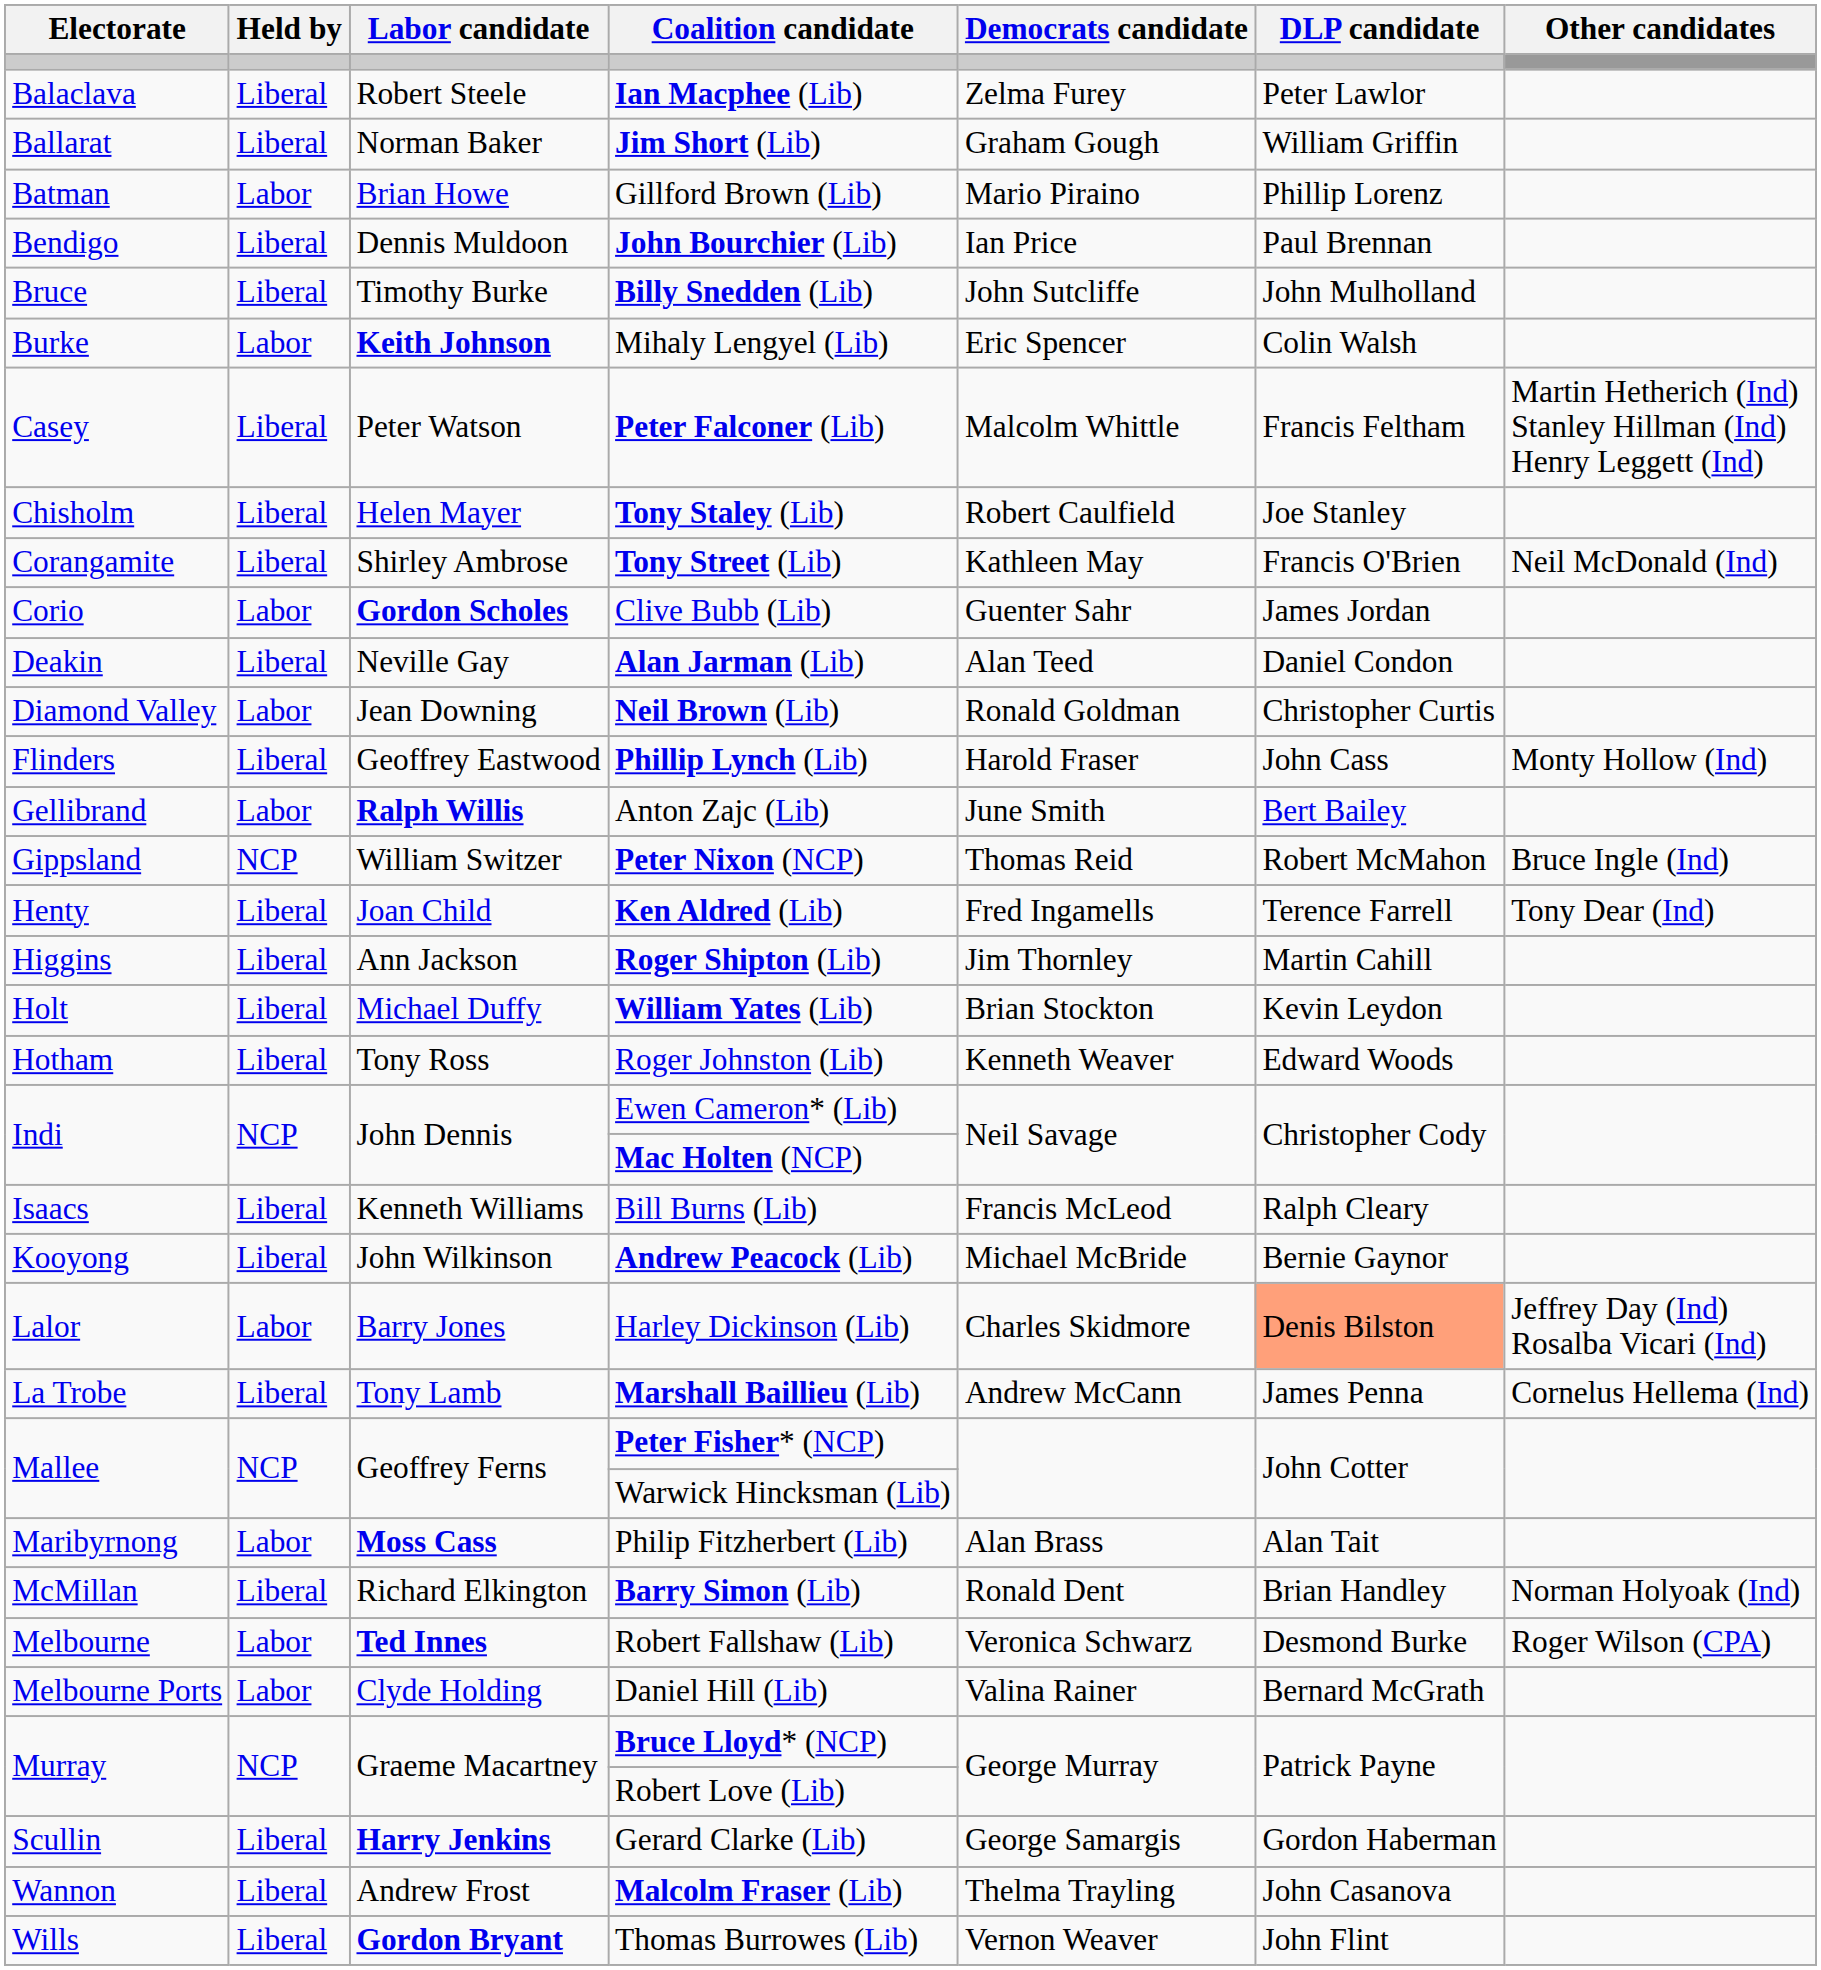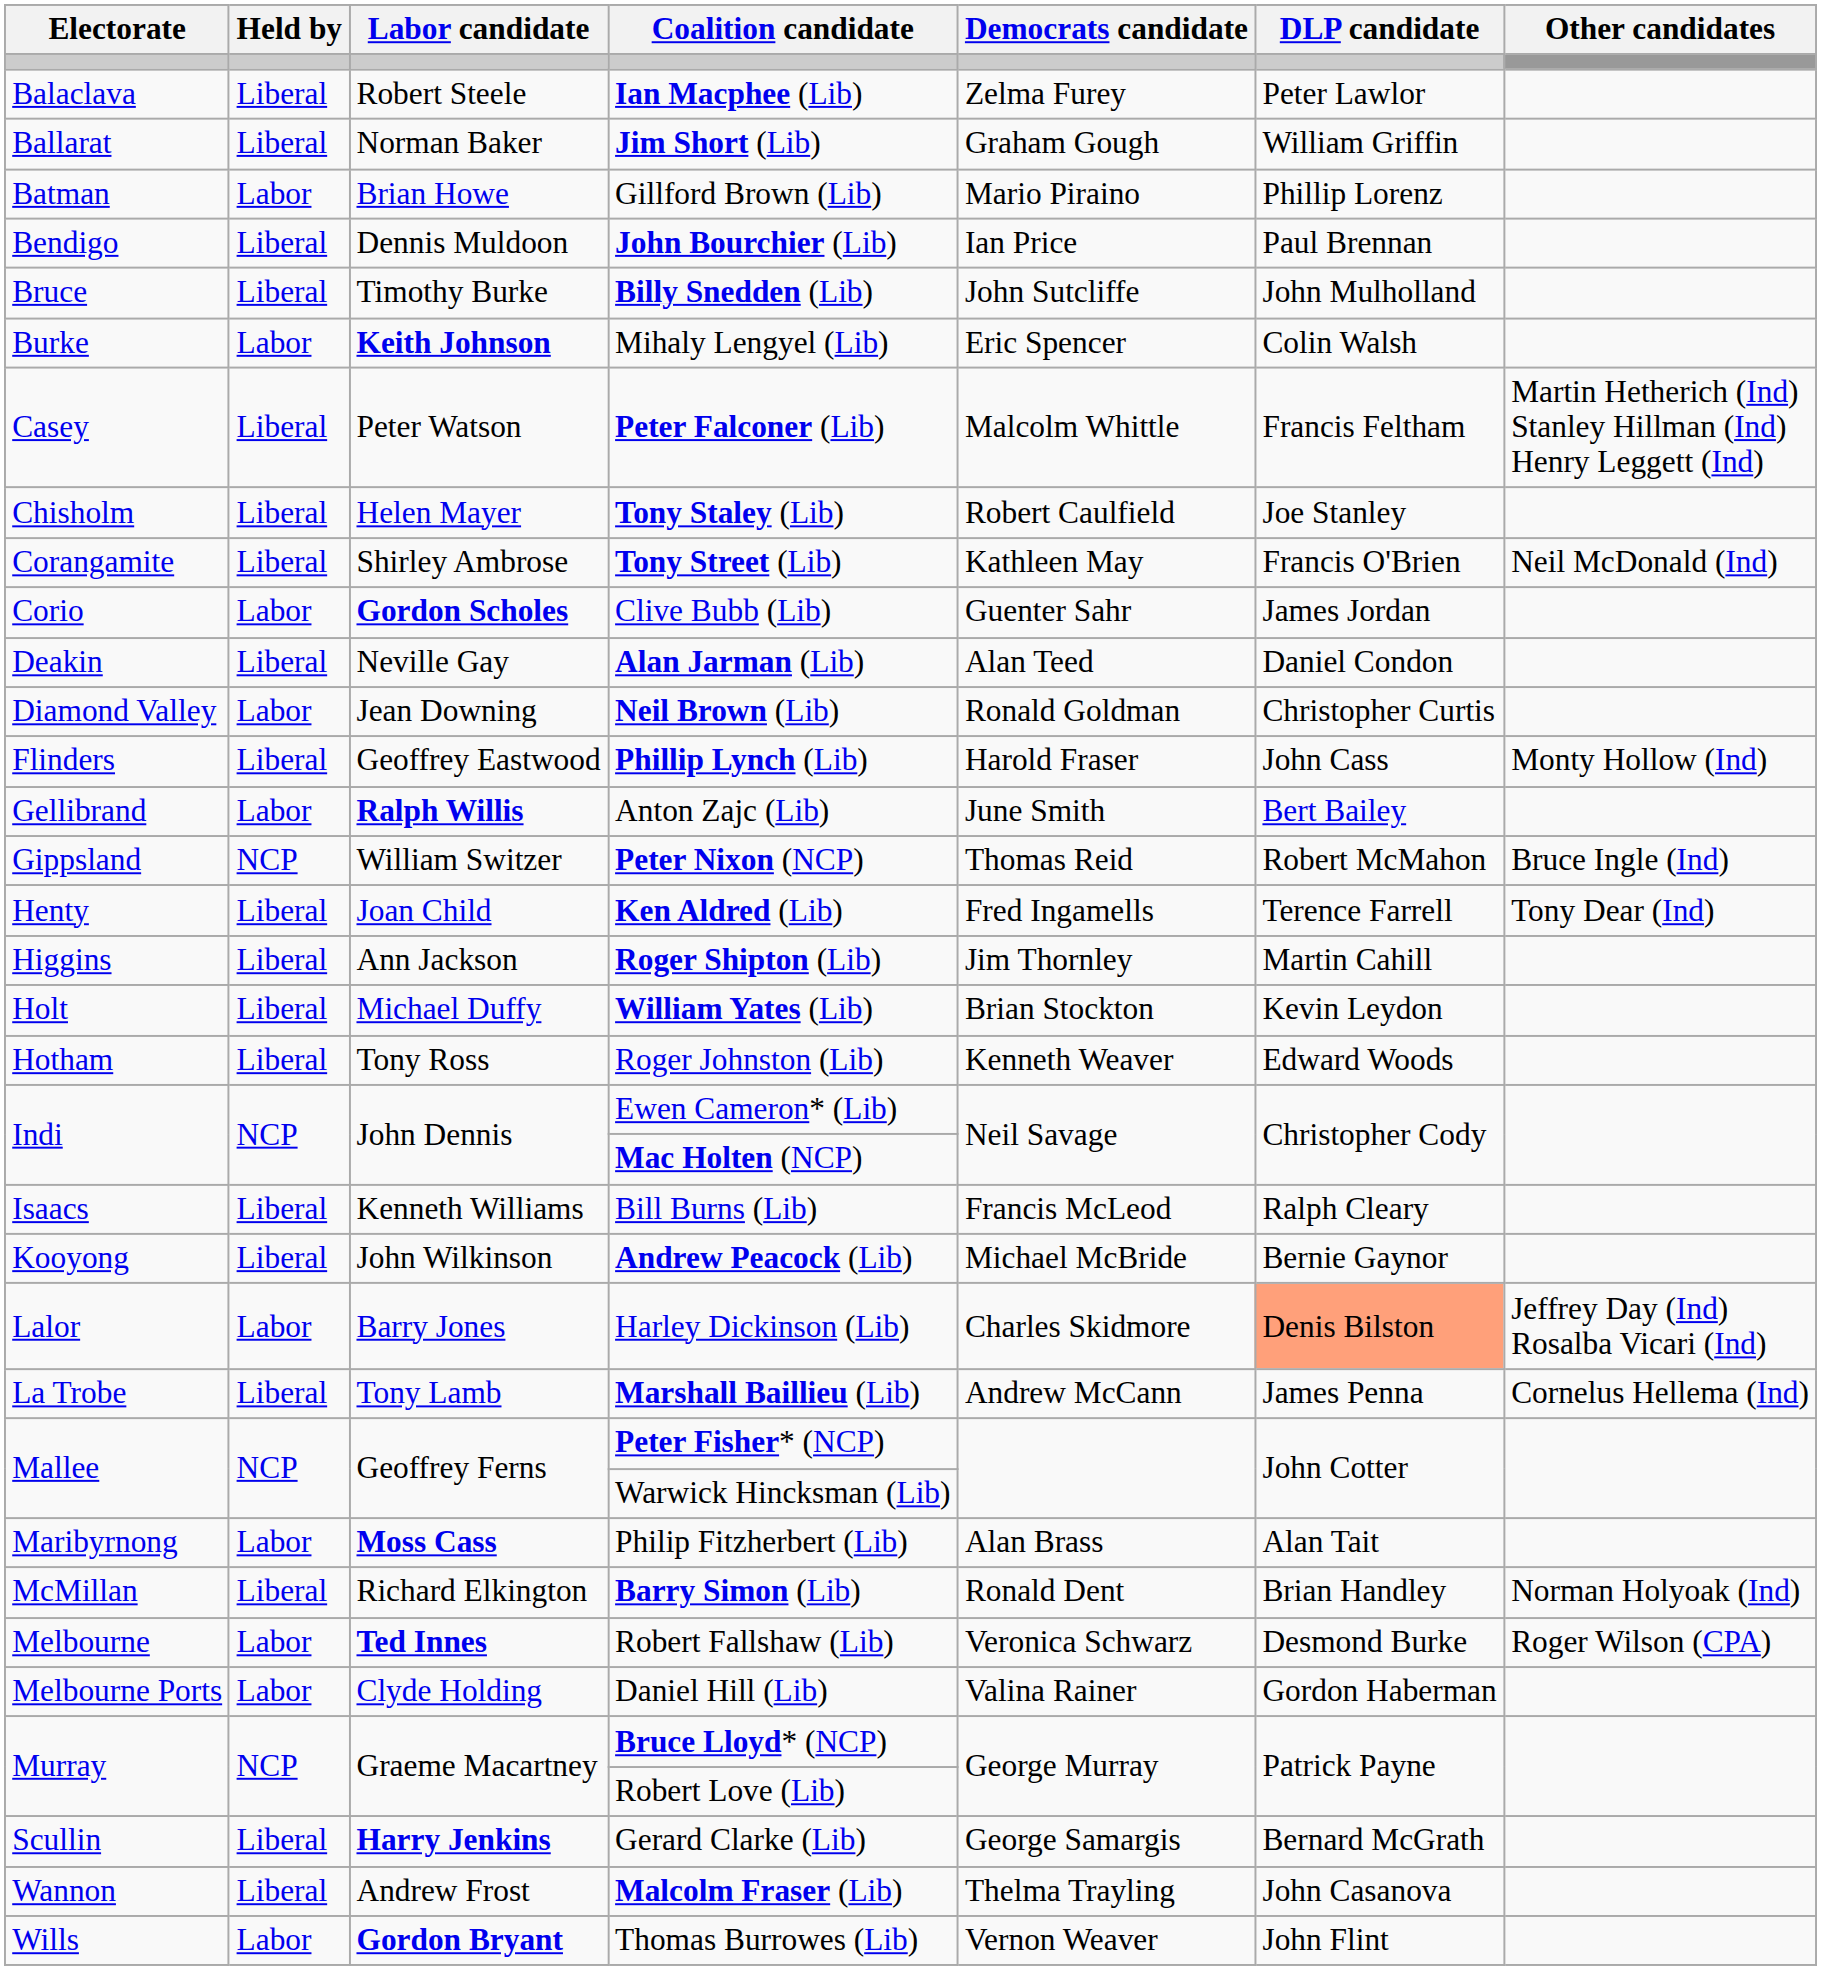(1373, 1691) Bernard McGrath -> (1380, 1691) Gordon Haberman
(1380, 1840) Gordon Haberman -> (1373, 1840) Bernard McGrath
(282, 1940) Liberal -> (274, 1940) Labor
